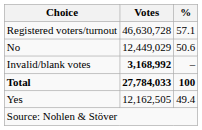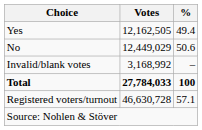rows swapped: (15, 99) <-> (62, 30)
(149, 64) bold -> (149, 64) normal
